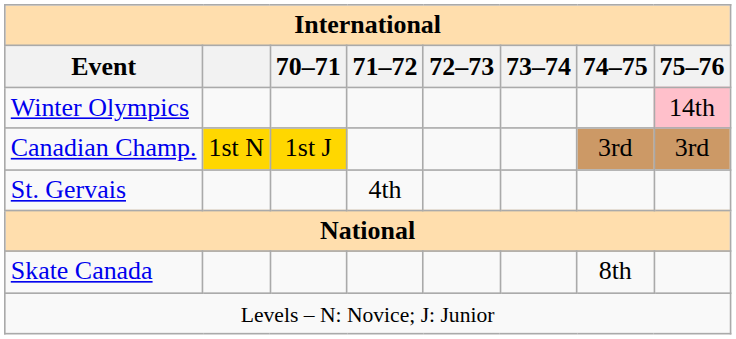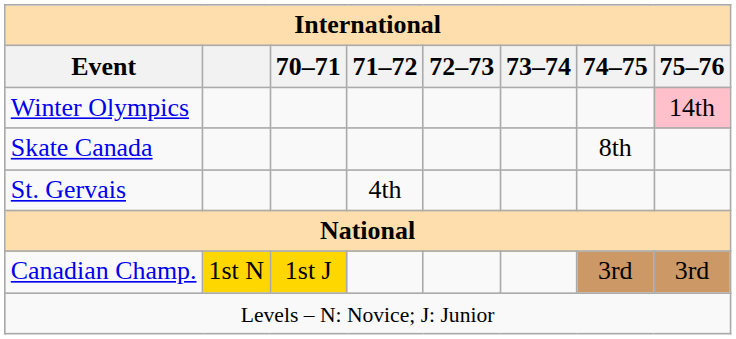rows swapped: (82, 271) <-> (104, 148)
